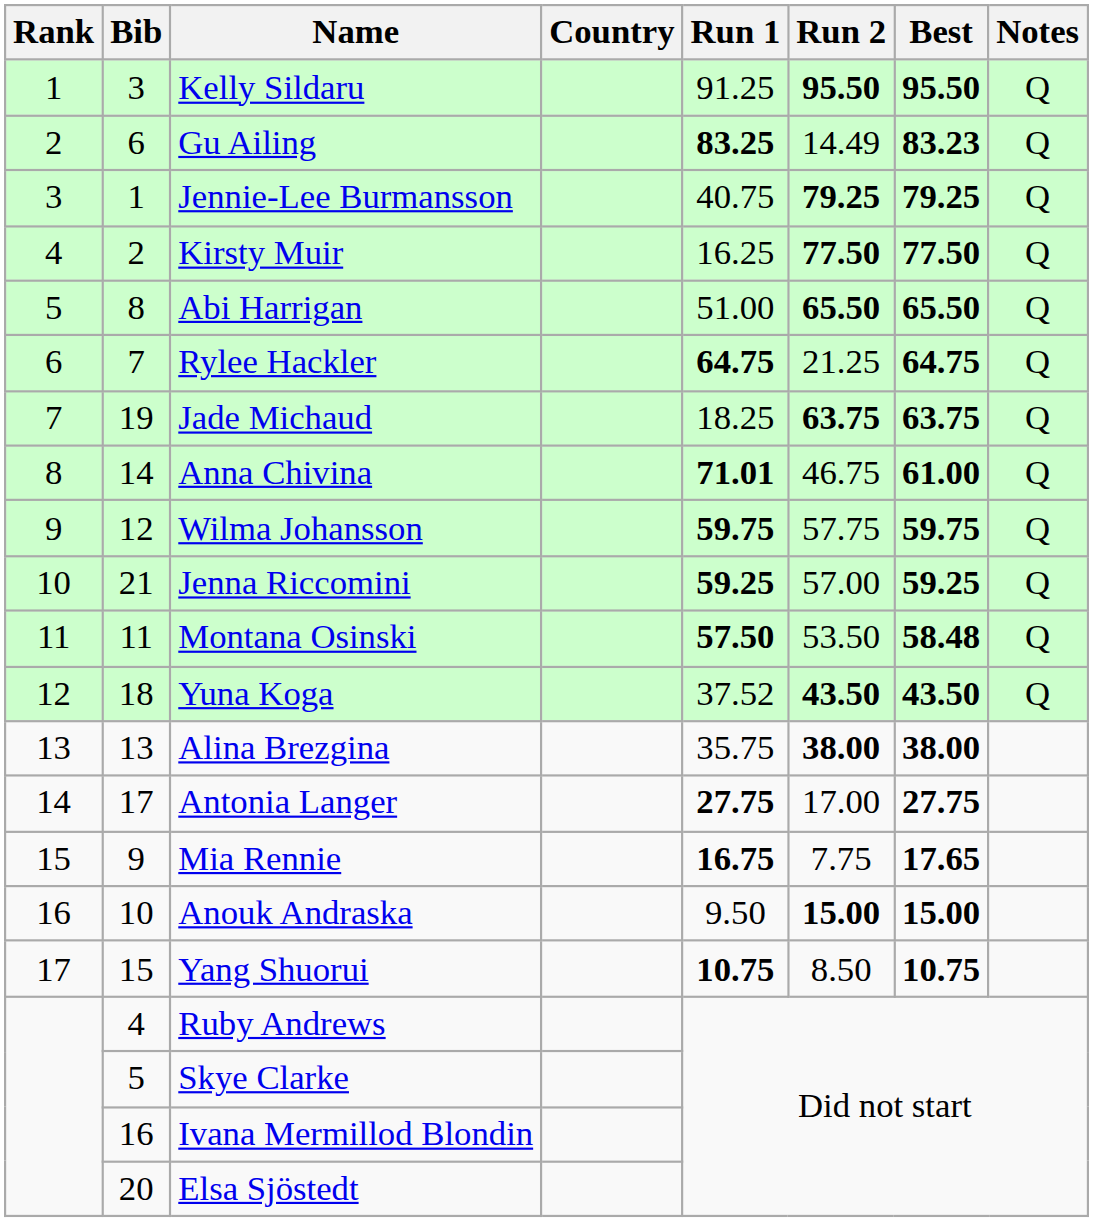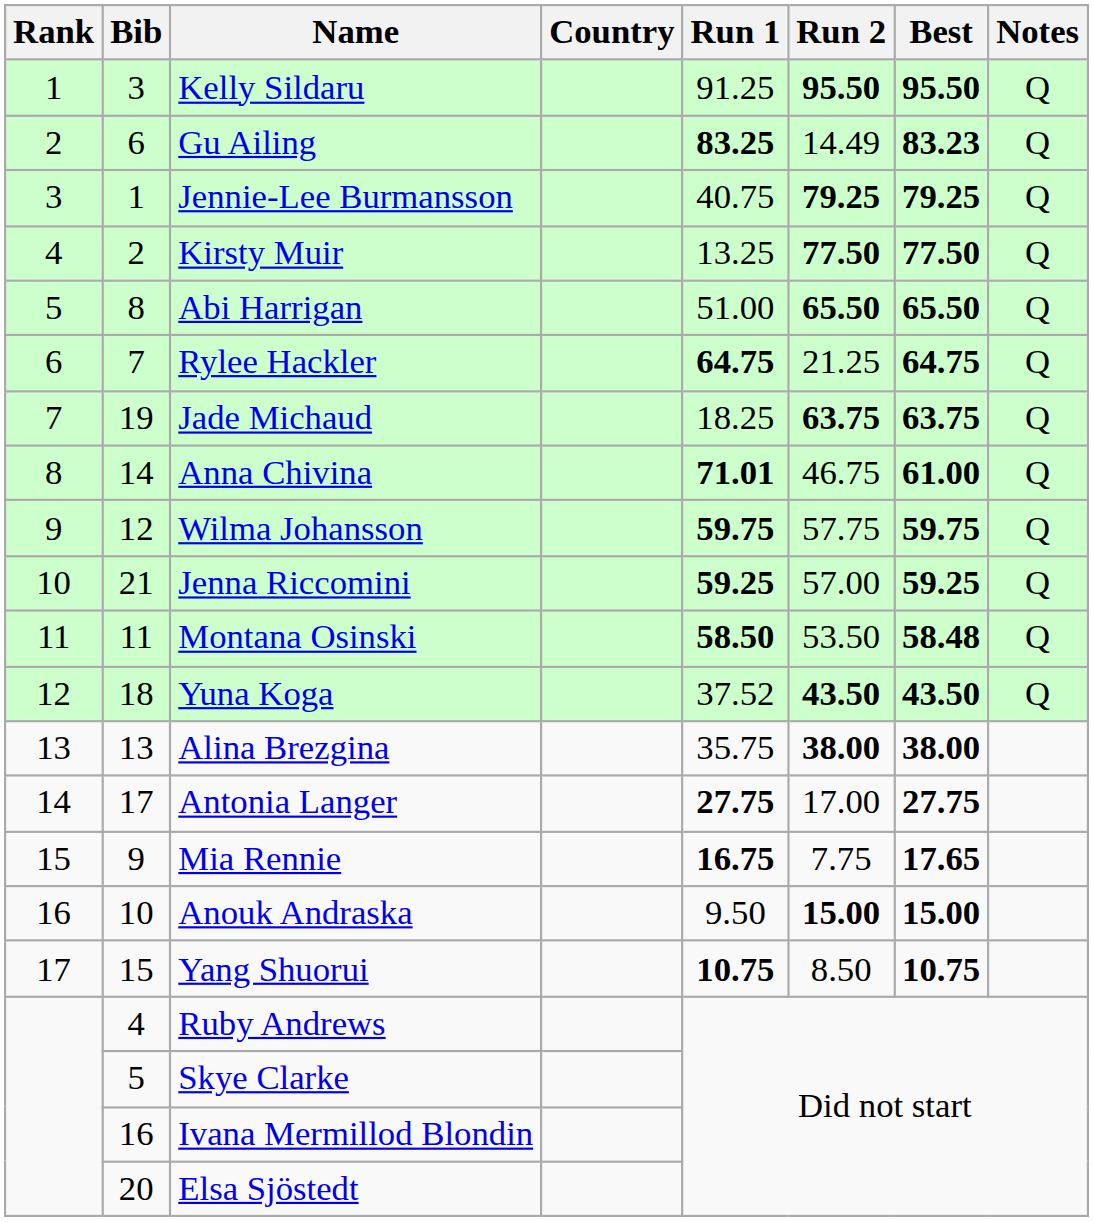(735, 252) 16.25 -> (735, 252) 13.25
(735, 637) 57.50 -> (735, 637) 58.50
